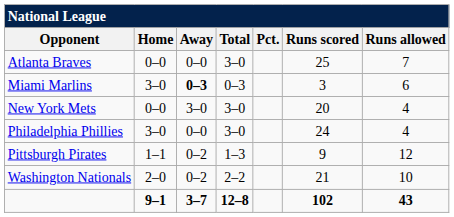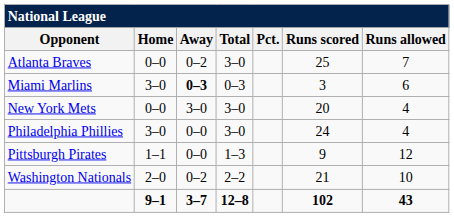(196, 62) 0–0 -> (196, 62) 0–2
(196, 154) 0–2 -> (196, 154) 0–0
